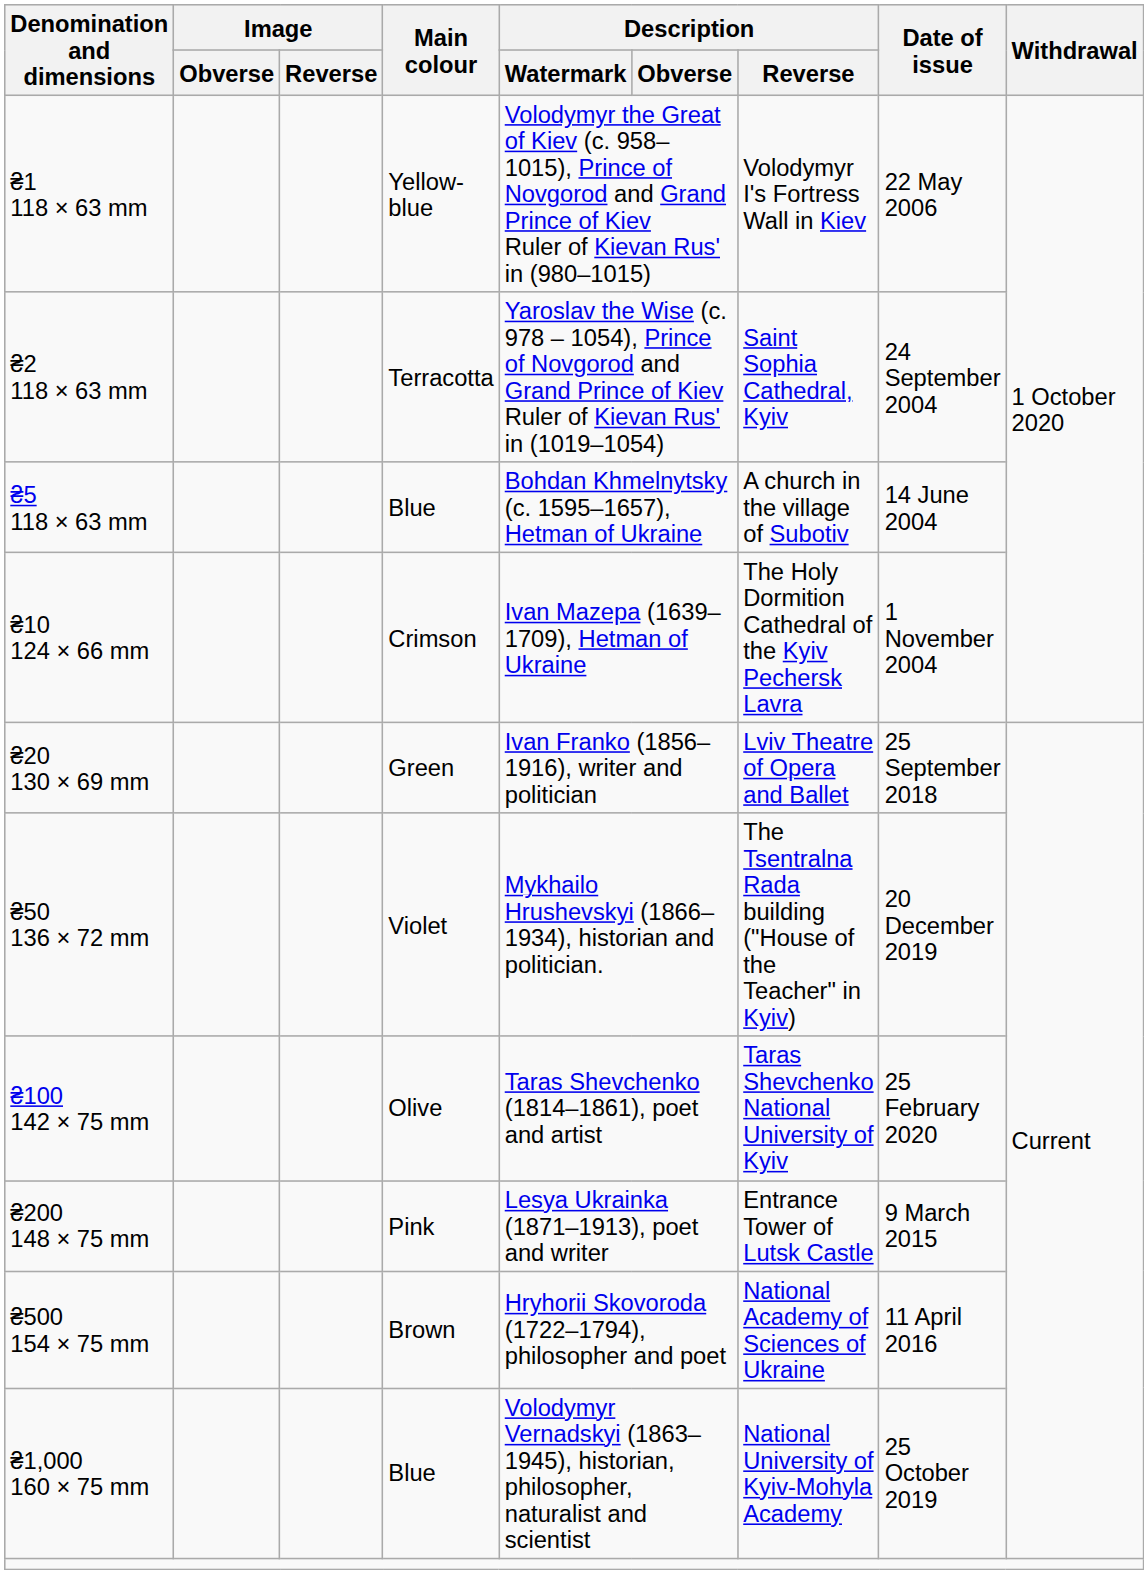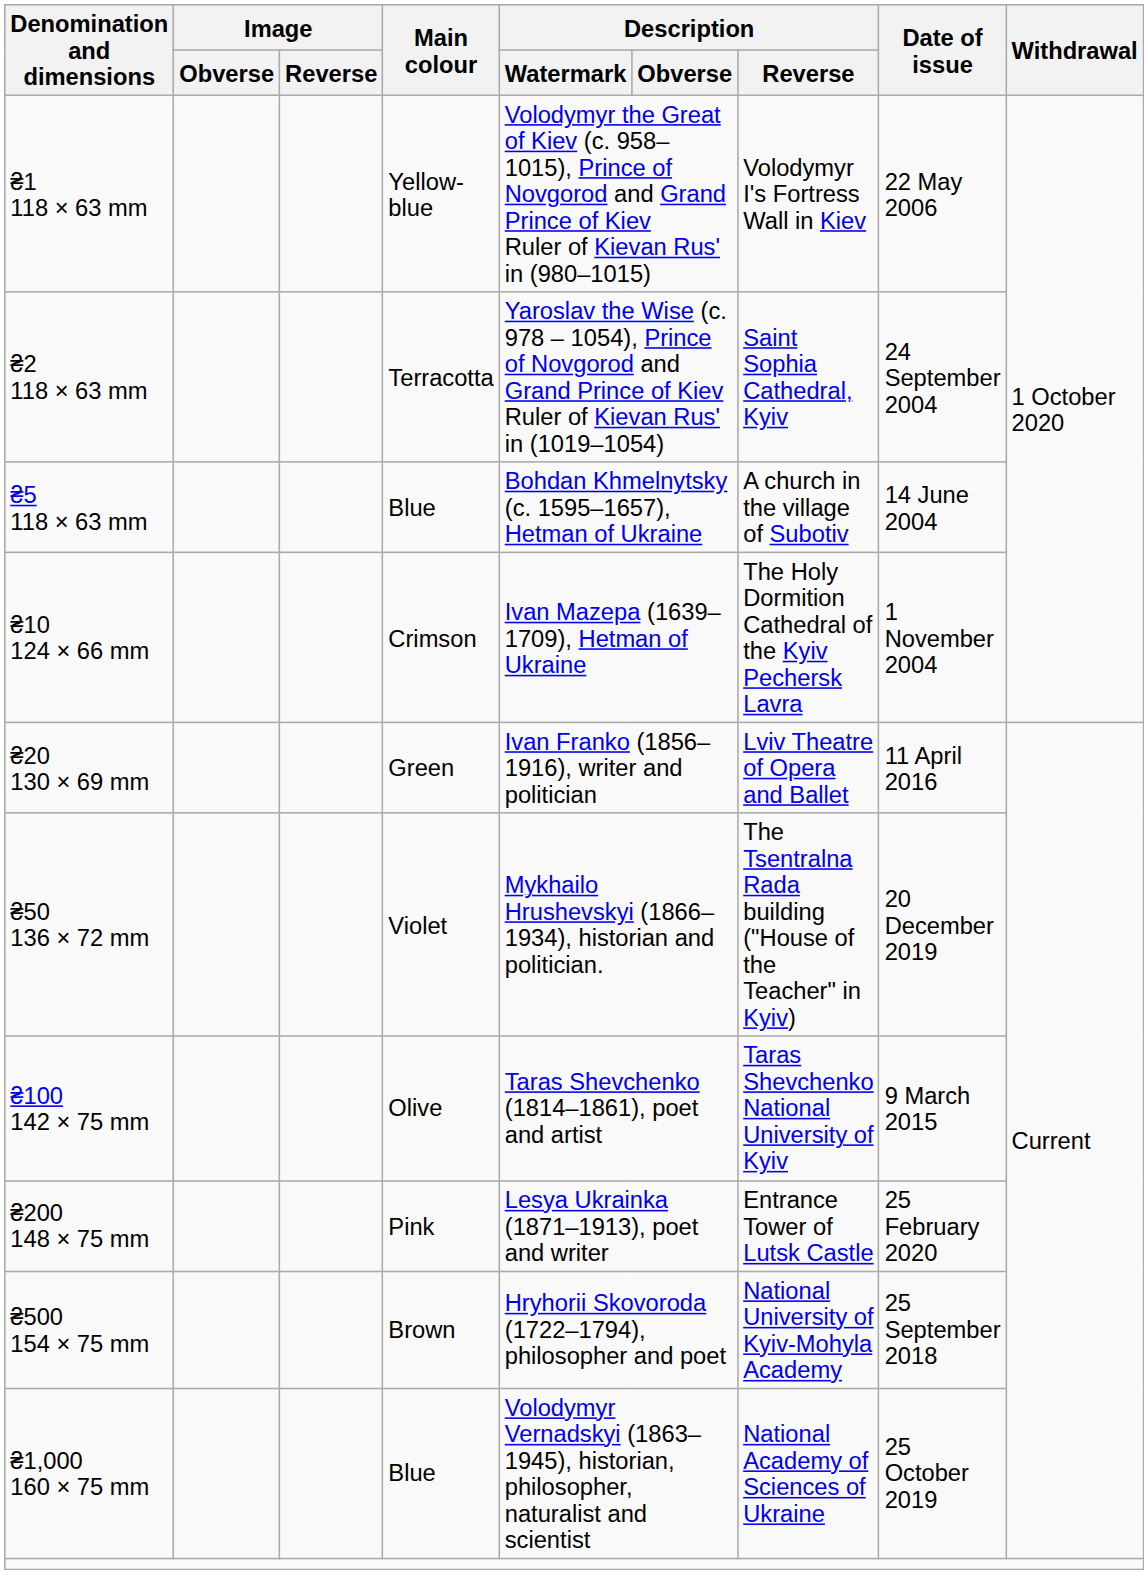(943, 768) 25 September 2018 -> (923, 768) 11 April 2016
(932, 1109) 25 February 2020 -> (927, 1109) 9 March 2015
(927, 1226) 9 March 2015 -> (932, 1226) 25 February 2020
(806, 1330) National Academy of Sciences of Ukraine -> (808, 1330) National University of Kyiv-Mohyla Academy
(923, 1330) 11 April 2016 -> (943, 1330) 25 September 2018
(808, 1473) National University of Kyiv-Mohyla Academy -> (806, 1473) National Academy of Sciences of Ukraine
